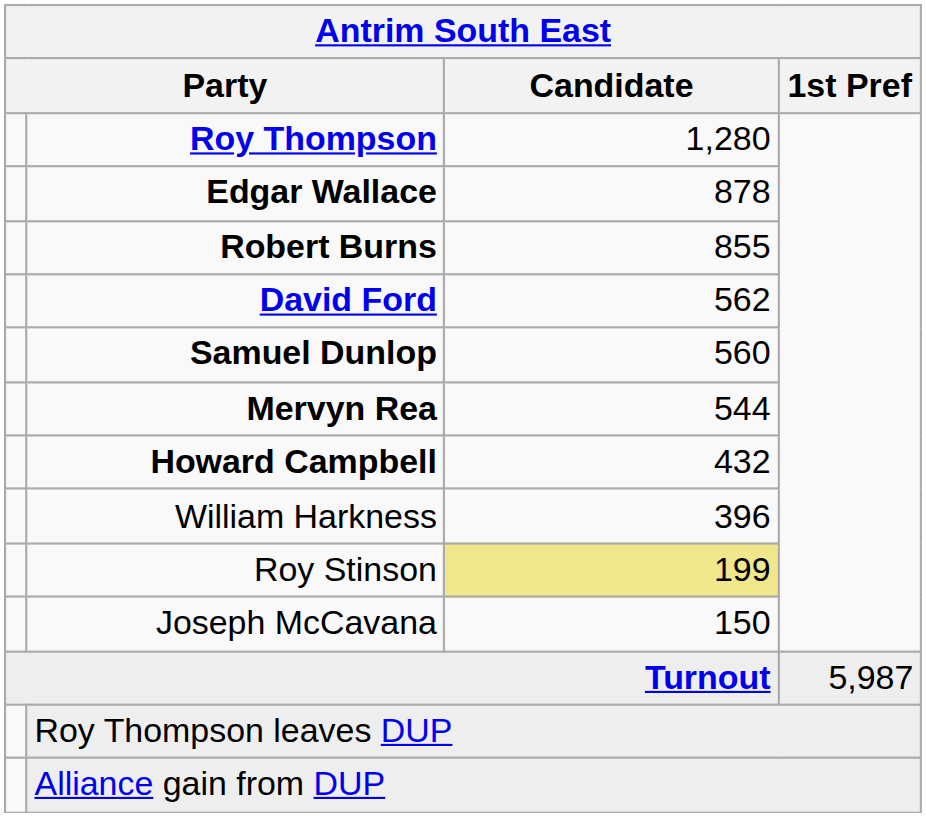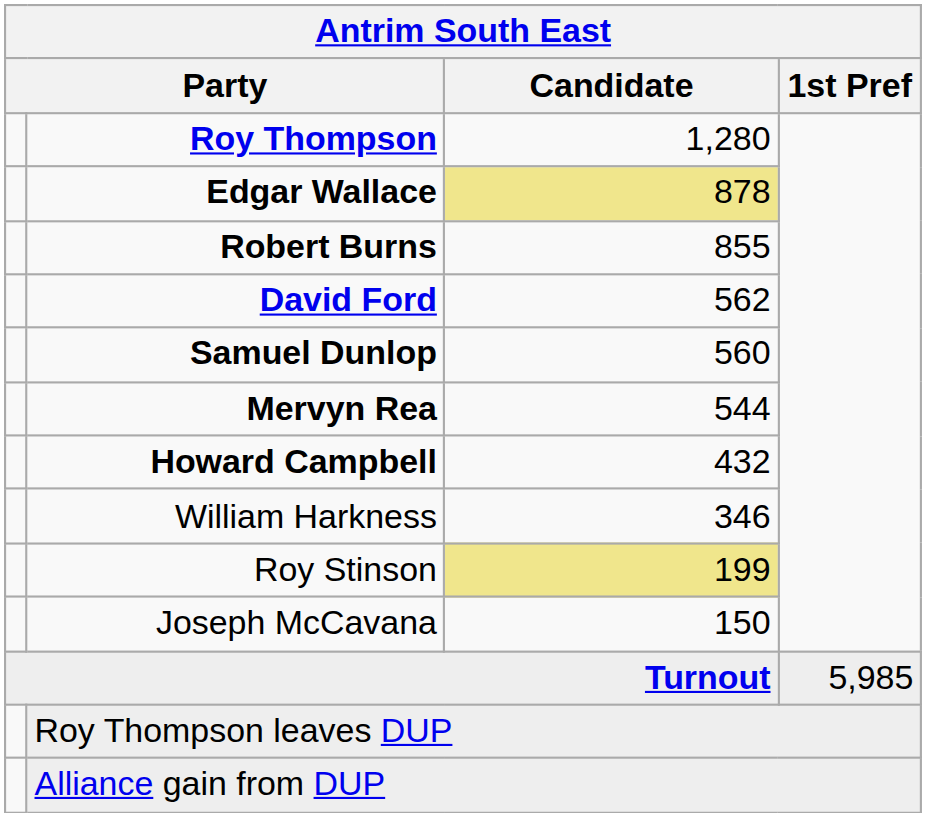(742, 192) no background -> (742, 192) khaki background
(742, 515) 396 -> (742, 515) 346
(871, 676) 5,987 -> (871, 676) 5,985
